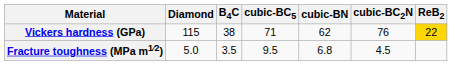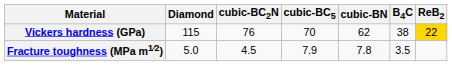columns swapped: (383, 14) <-> (229, 14)
(270, 32) 71 -> (310, 32) 70
(270, 50) 9.5 -> (310, 50) 7.9
(325, 50) 6.8 -> (364, 50) 7.8
